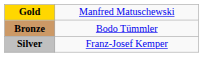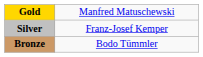rows swapped: (30, 44) <-> (30, 28)
